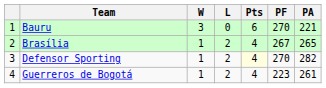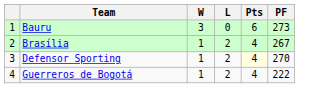- column: (308, 12)
(281, 28) 270 -> (281, 28) 273
(281, 75) 223 -> (281, 75) 222
